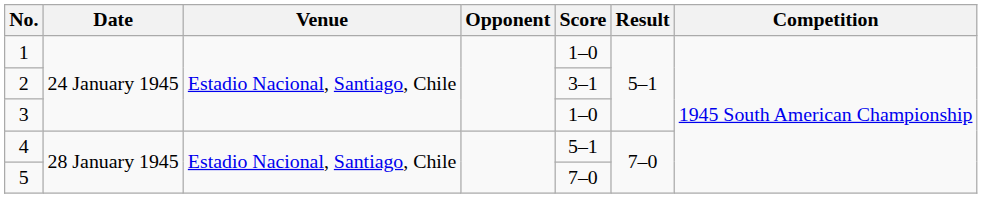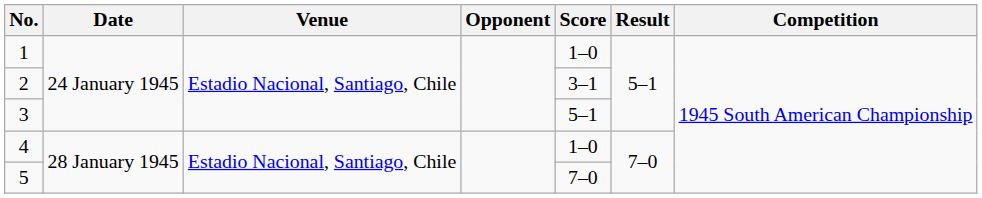(583, 114) 1–0 -> (583, 114) 5–1
(583, 146) 5–1 -> (583, 146) 1–0
